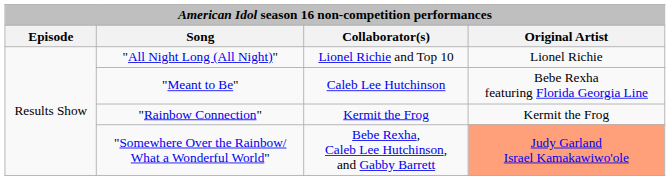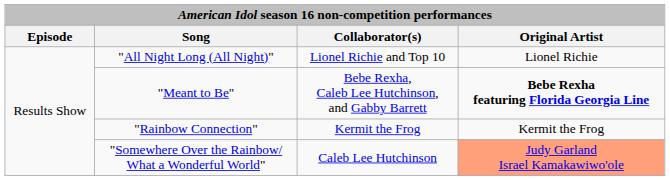(386, 85) Caleb Lee Hutchinson -> (378, 93) Bebe Rexha, Caleb Lee Hutchinson, and Gabby Barrett
(566, 85) normal -> (561, 93) bold
(386, 150) Bebe Rexha, Caleb Lee Hutchinson, and Gabby Barrett -> (378, 157) Caleb Lee Hutchinson
